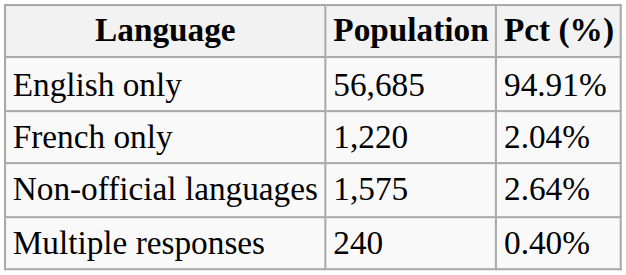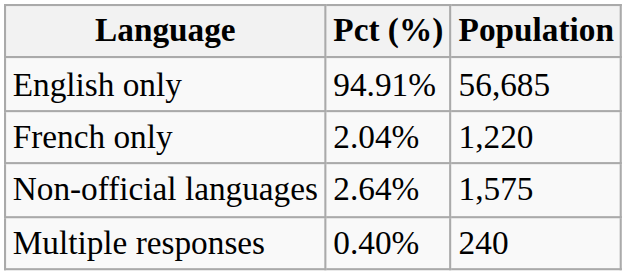columns swapped: (411, 30) <-> (559, 30)
